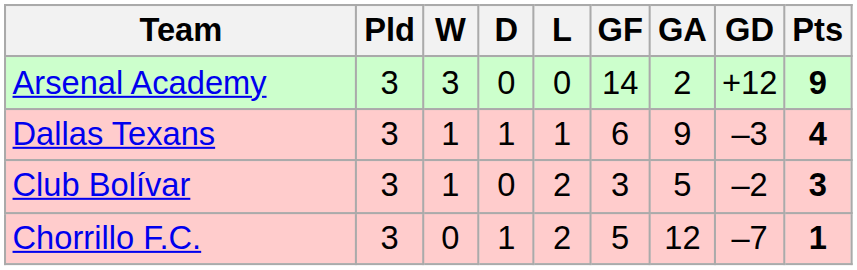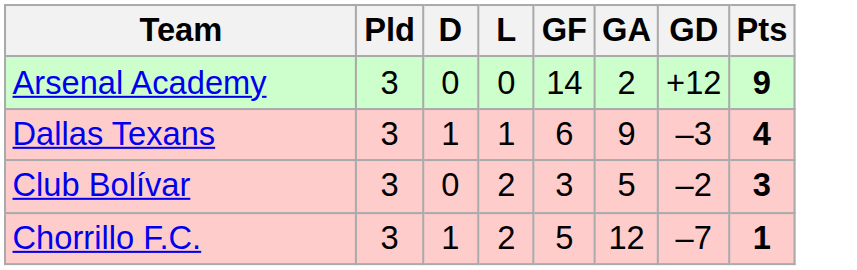- column: (450, 30)
